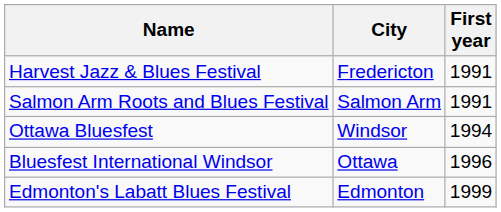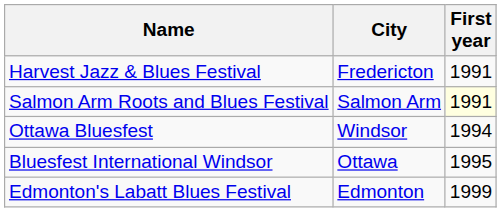(471, 101) no background -> (471, 101) lightyellow background
(471, 161) 1996 -> (471, 161) 1995
